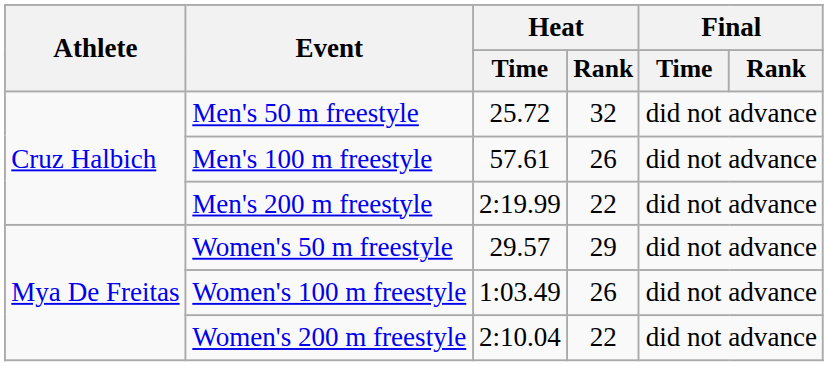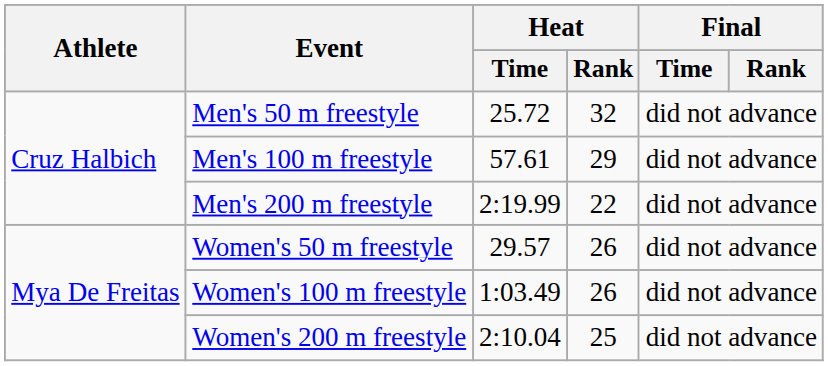(603, 158) 26 -> (603, 158) 29
(603, 248) 29 -> (603, 248) 26
(603, 337) 22 -> (603, 337) 25
